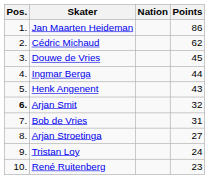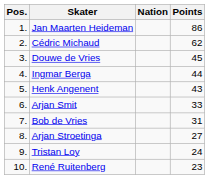(23, 105) bold -> (23, 105) normal
(197, 105) 32 -> (197, 105) 33
